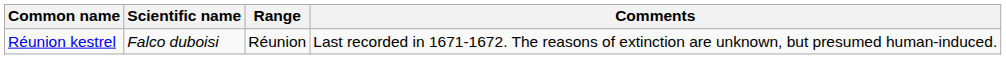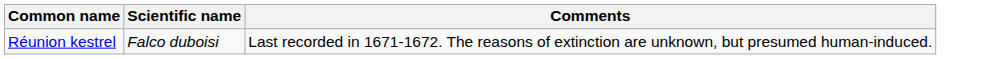- column: (277, 16)
